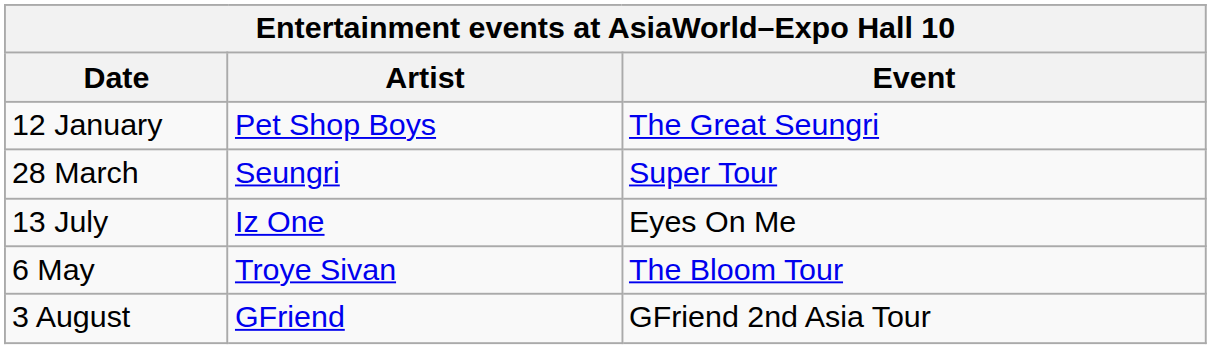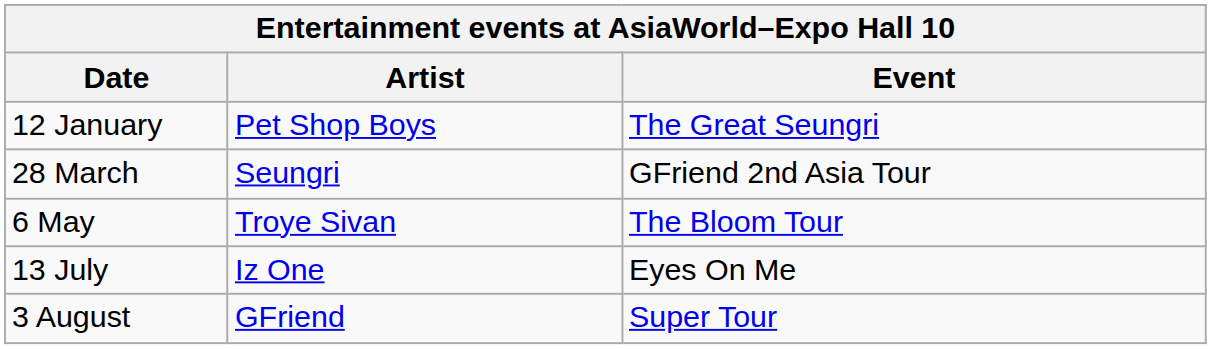(703, 173) Super Tour -> (780, 173) GFriend 2nd Asia Tour
rows swapped: (53, 269) <-> (60, 221)
(780, 317) GFriend 2nd Asia Tour -> (703, 317) Super Tour
